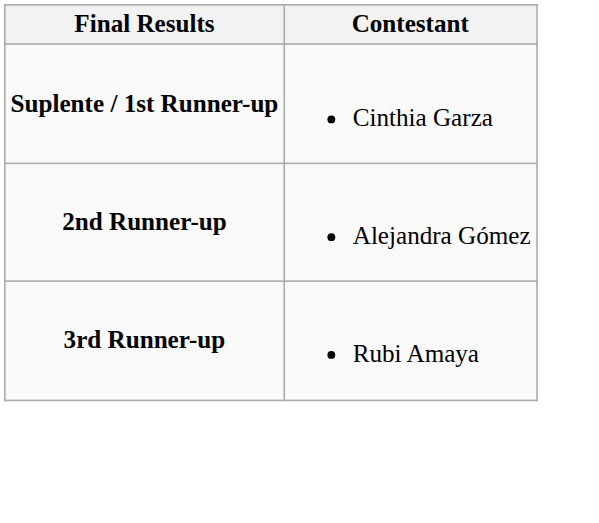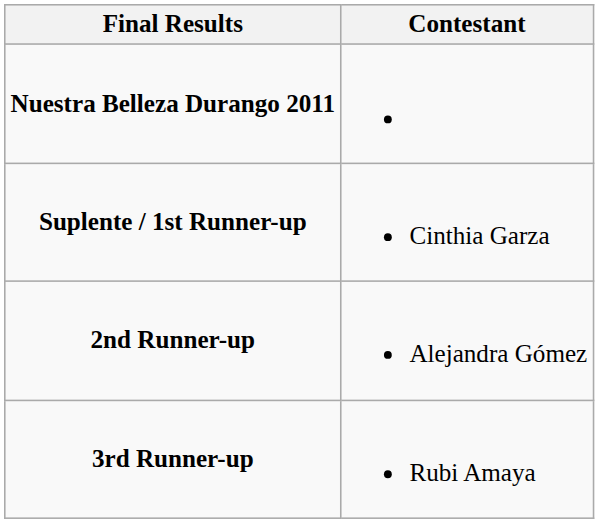+ row: (173, 103)
